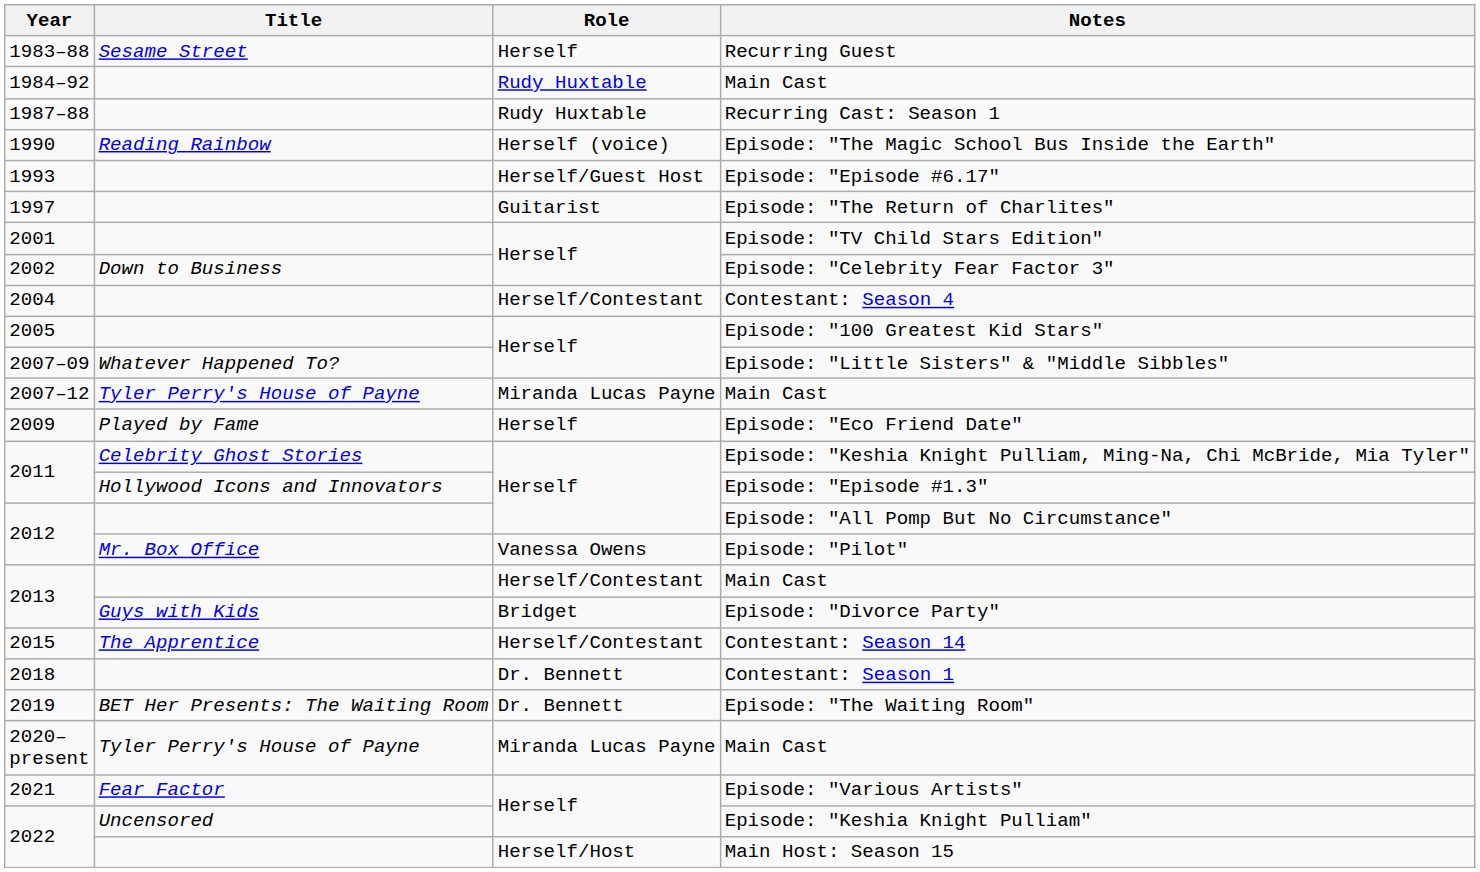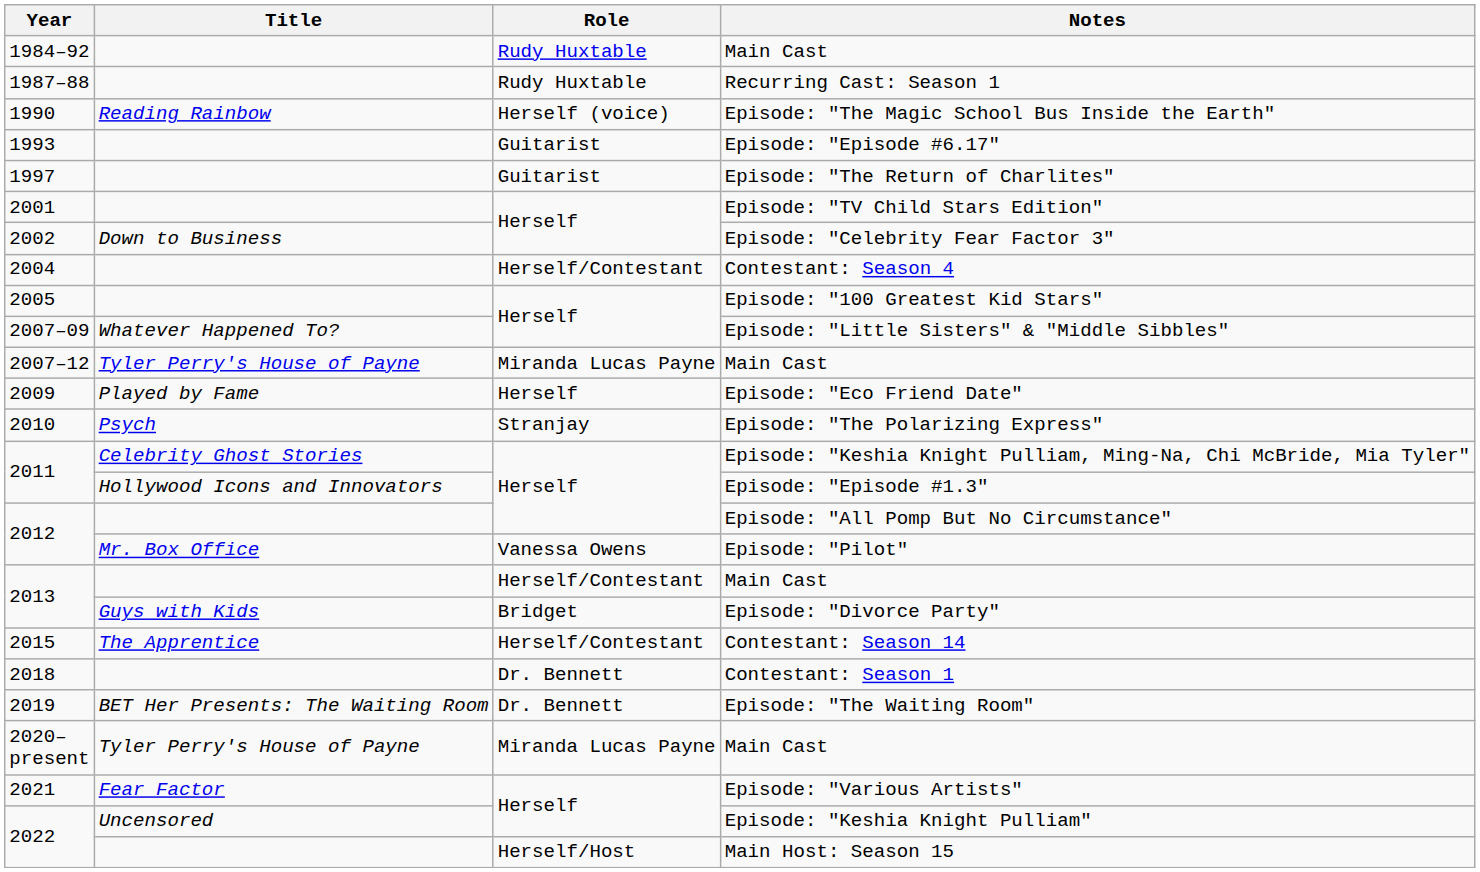- row: (49, 51)
(601, 176) Herself/Guest Host -> (549, 145) Guitarist
+ row: (32, 425)
